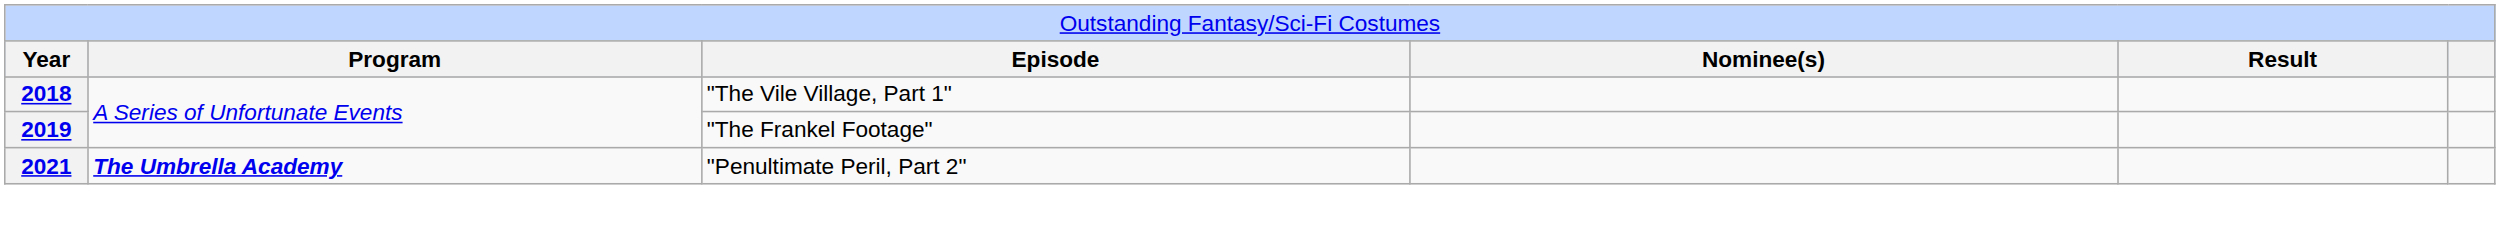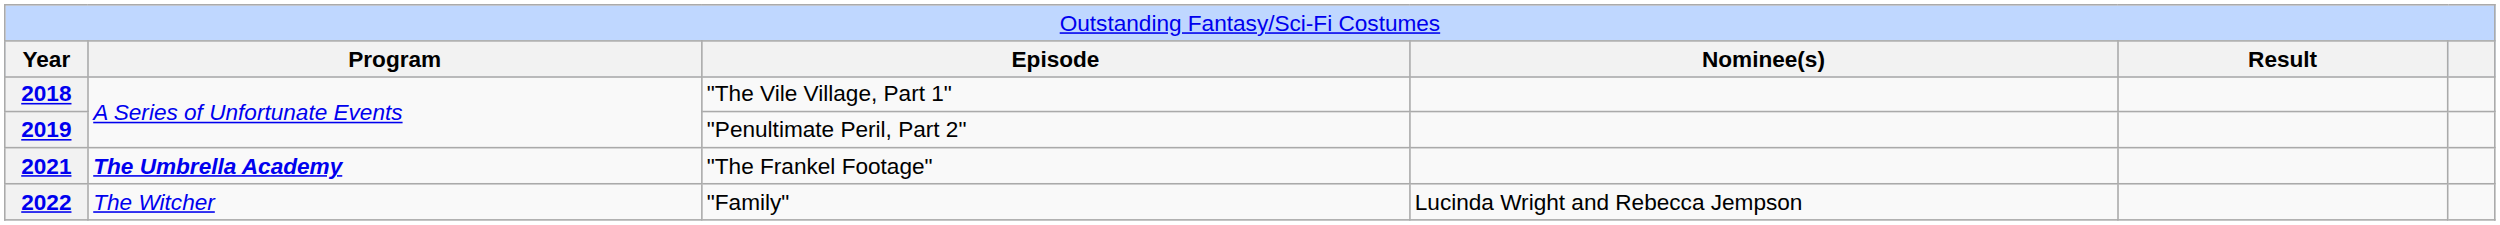(820, 130) "The Frankel Footage" -> (837, 130) "Penultimate Peril, Part 2"
(837, 166) "Penultimate Peril, Part 2" -> (820, 166) "The Frankel Footage"
+ row: (46, 202)
